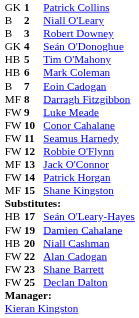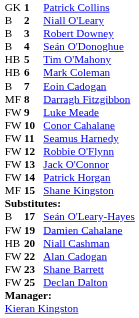(13, 46) GK -> (9, 46) B
(13, 164) MF -> (13, 164) FW
(13, 217) HB -> (9, 217) B
